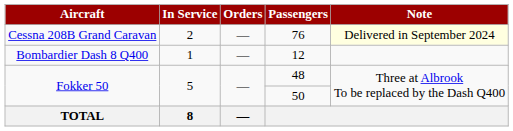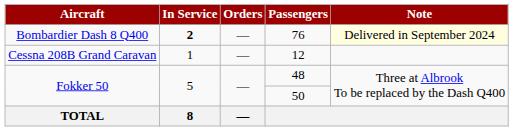(82, 34) Cessna 208B Grand Caravan -> (82, 34) Bombardier Dash 8 Q400
(190, 34) normal -> (190, 34) bold
(82, 55) Bombardier Dash 8 Q400 -> (82, 55) Cessna 208B Grand Caravan
